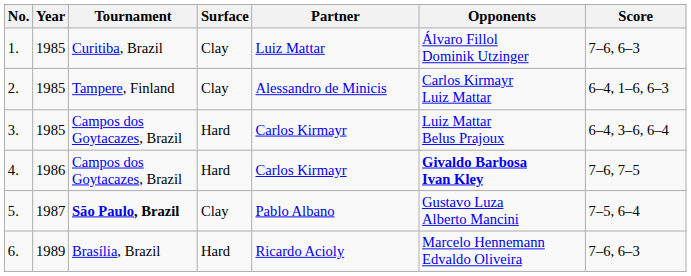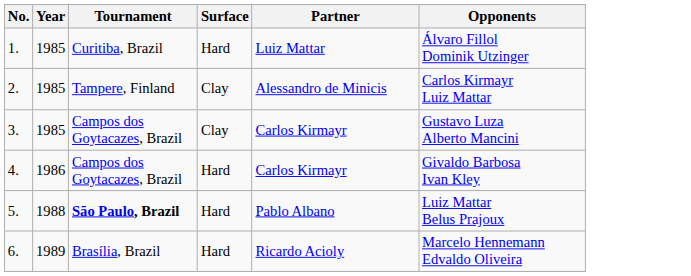- column: (636, 15)
(215, 47) Clay -> (216, 47) Hard
(216, 129) Hard -> (215, 129) Clay
(463, 129) Luiz Mattar Belus Prajoux -> (470, 129) Gustavo Luza Alberto Mancini
(475, 169) bold -> (471, 169) normal
(51, 210) 1987 -> (51, 210) 1988
(215, 210) Clay -> (216, 210) Hard
(470, 210) Gustavo Luza Alberto Mancini -> (463, 210) Luiz Mattar Belus Prajoux
